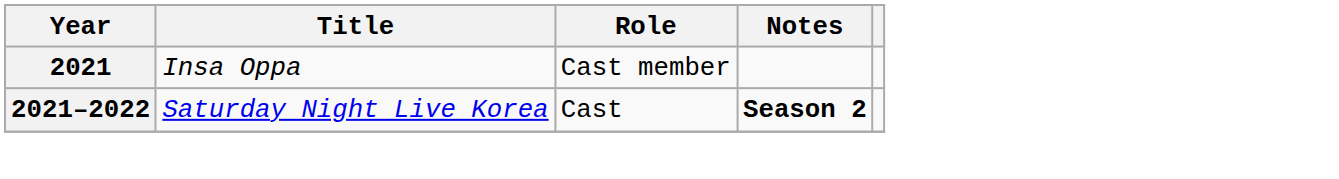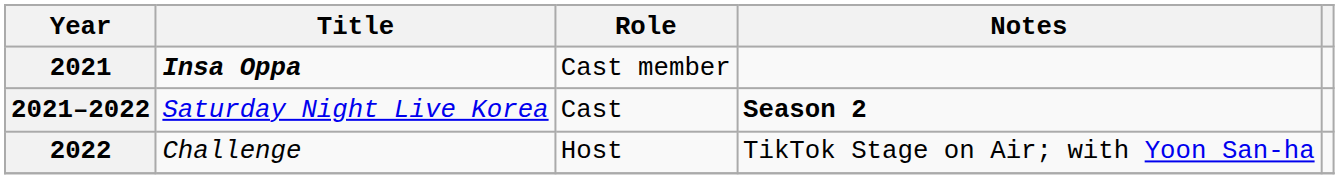(232, 68) normal -> (232, 68) bold
+ row: (81, 152)
